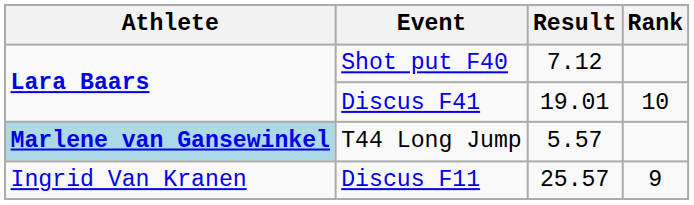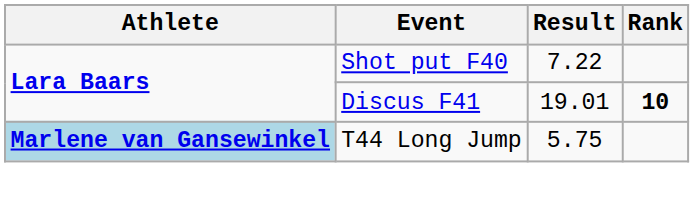(575, 63) 7.12 -> (575, 63) 7.22
(655, 102) normal -> (655, 102) bold
(575, 141) 5.57 -> (575, 141) 5.75
- row: (411, 180)
